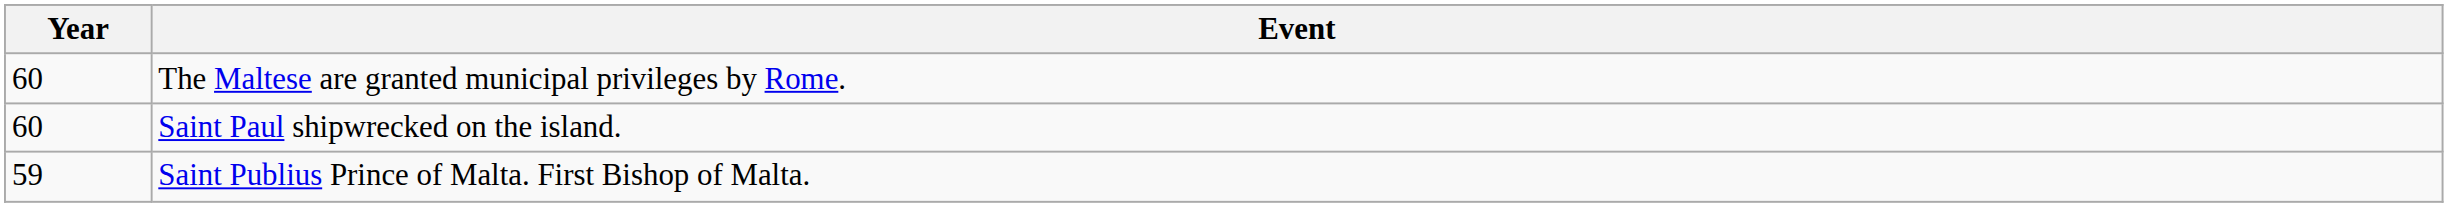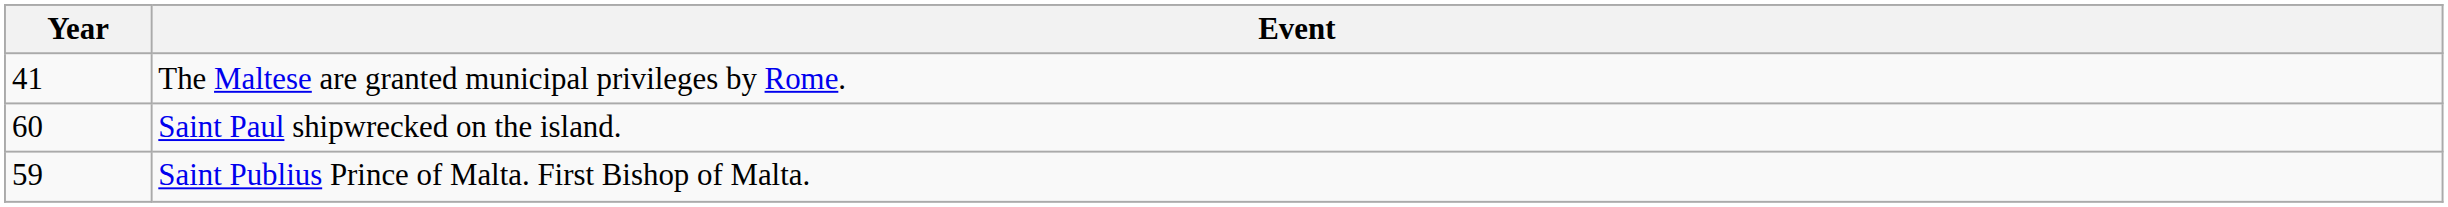(28, 77) 60 -> (28, 77) 41
